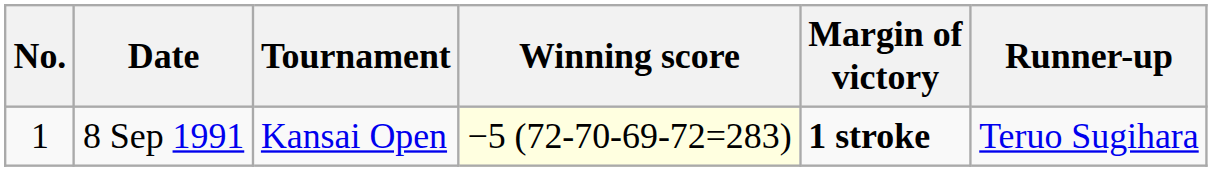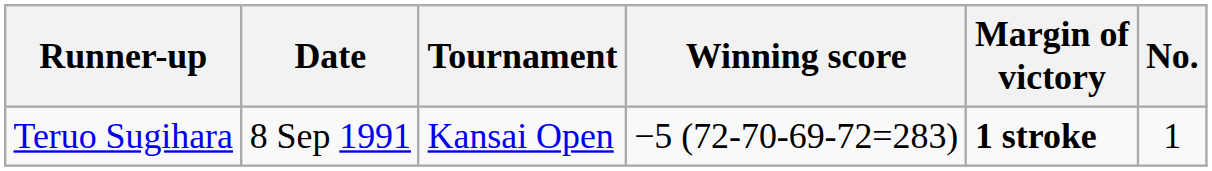columns swapped: (40, 55) <-> (1089, 55)
(630, 135) lightyellow background -> (796, 135) no background
